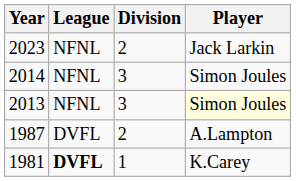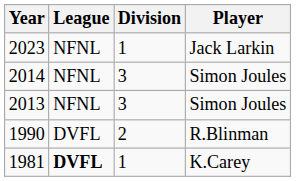(122, 47) 2 -> (122, 47) 1
(238, 104) lightyellow background -> (238, 104) no background
+ row: (27, 133)
- row: (27, 133)
